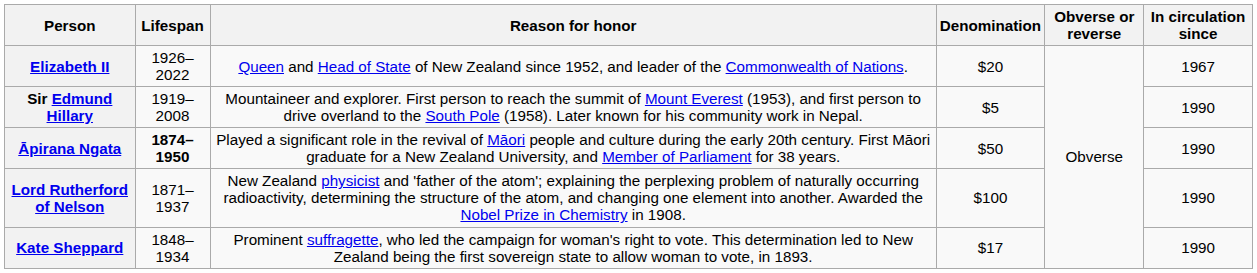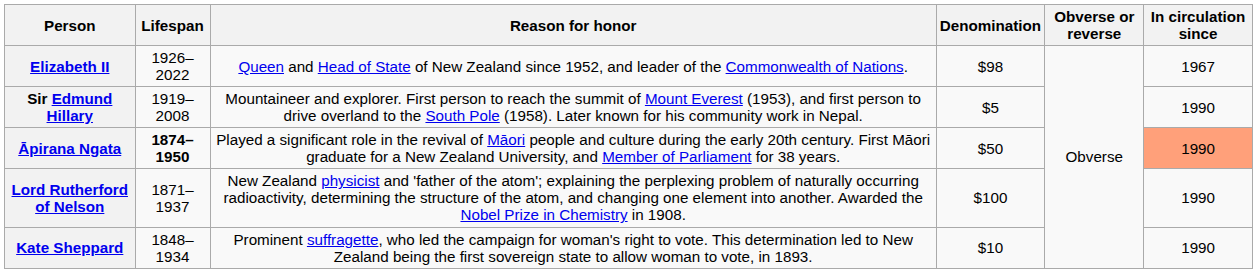(990, 66) $20 -> (990, 66) $98
(1198, 148) no background -> (1198, 148) lightsalmon background
(990, 248) $17 -> (990, 248) $10
